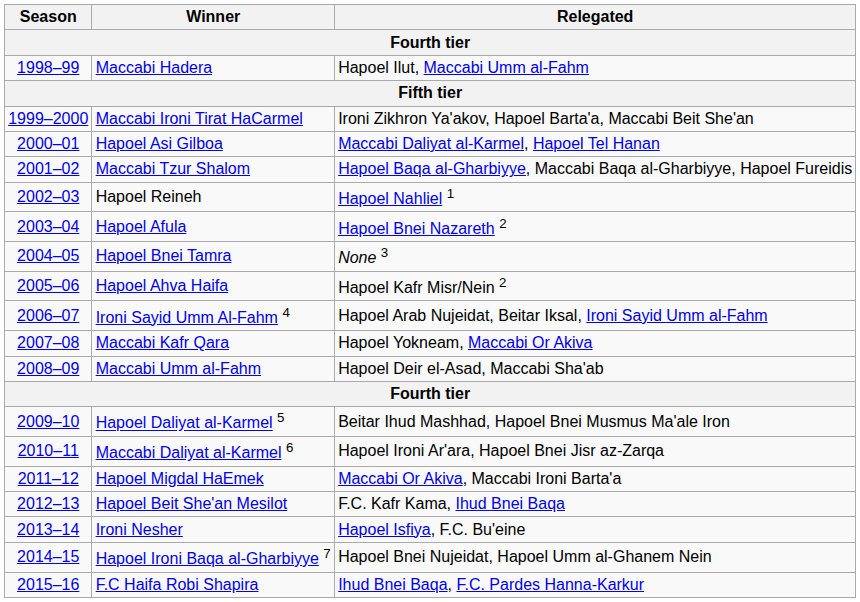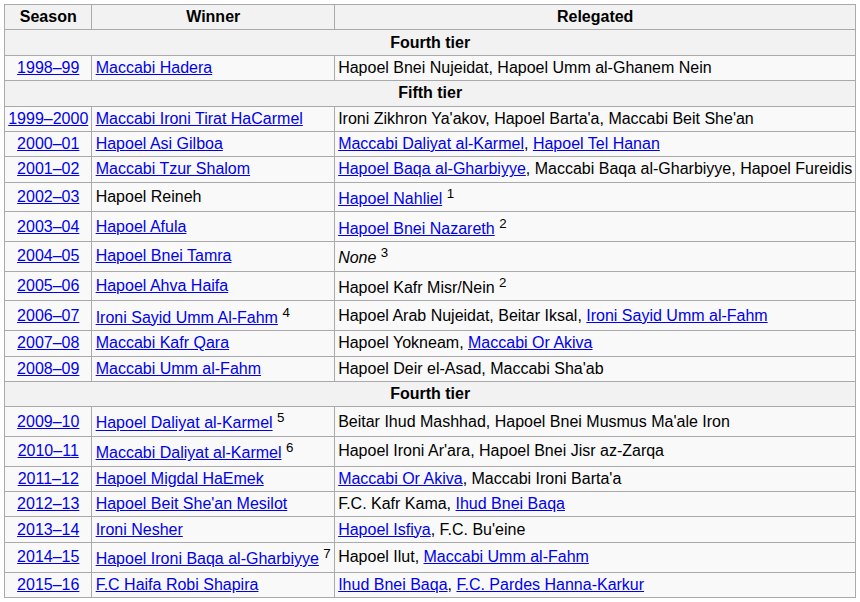(464, 67) Hapoel Ilut, Maccabi Umm al-Fahm -> (525, 67) Hapoel Bnei Nujeidat, Hapoel Umm al-Ghanem Nein
(525, 557) Hapoel Bnei Nujeidat, Hapoel Umm al-Ghanem Nein -> (464, 557) Hapoel Ilut, Maccabi Umm al-Fahm
